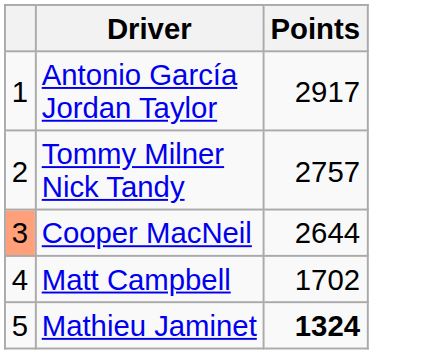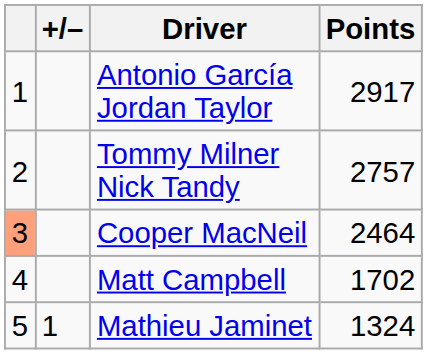+ column: (63, 28)
(327, 233) 2644 -> (383, 233) 2464
(327, 326) bold -> (383, 326) normal
